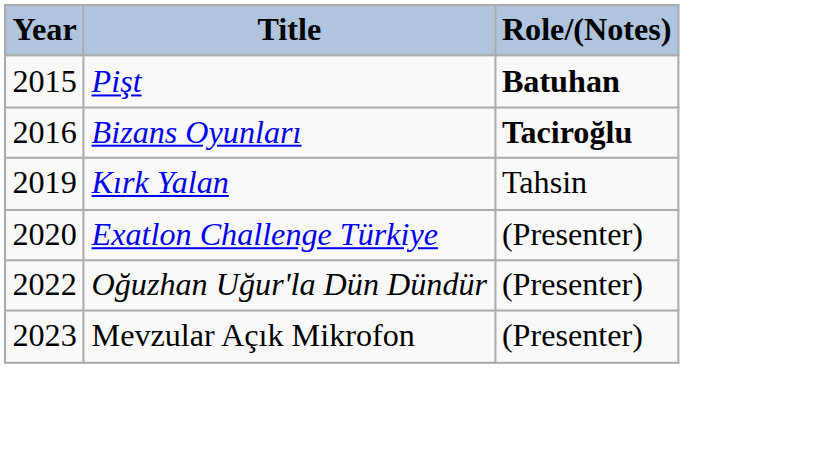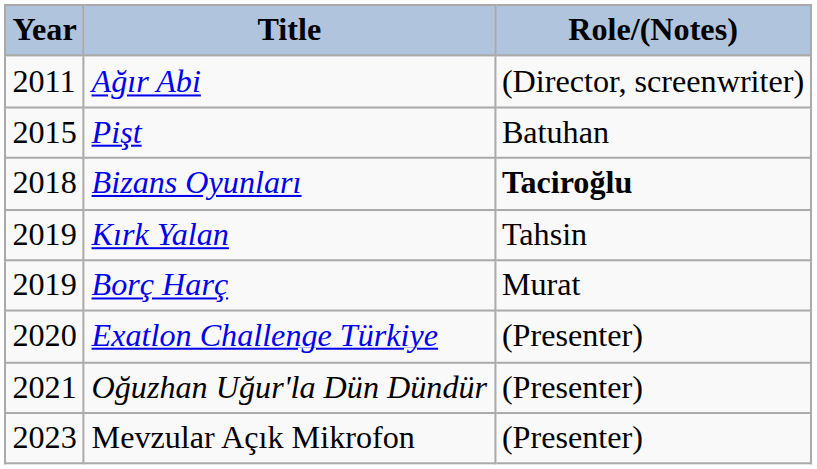+ row: (146, 81)
(561, 81) bold -> (555, 132) normal
(45, 132) 2016 -> (45, 183) 2018
+ row: (160, 285)
(45, 285) 2022 -> (45, 387) 2021
